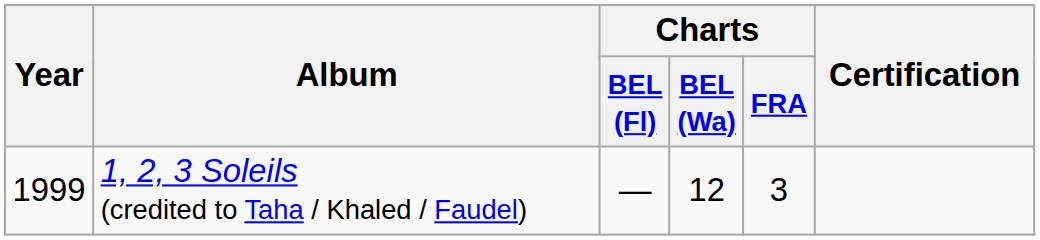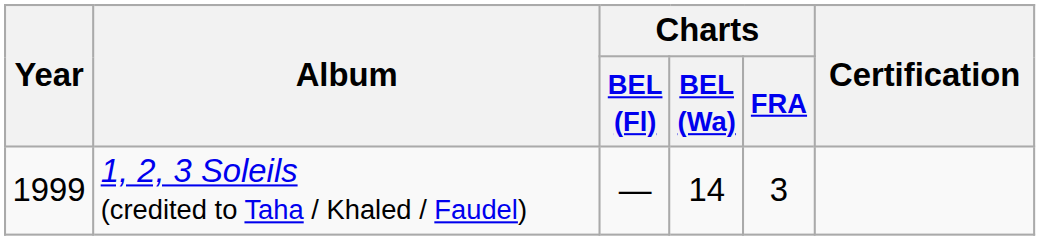(707, 189) 12 -> (707, 189) 14
